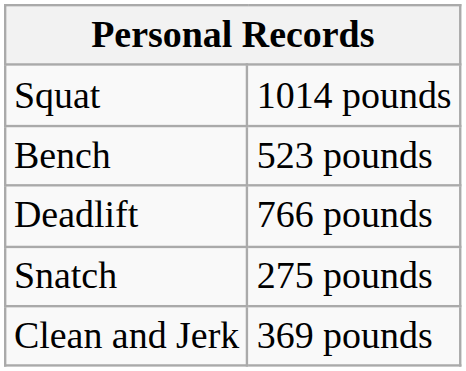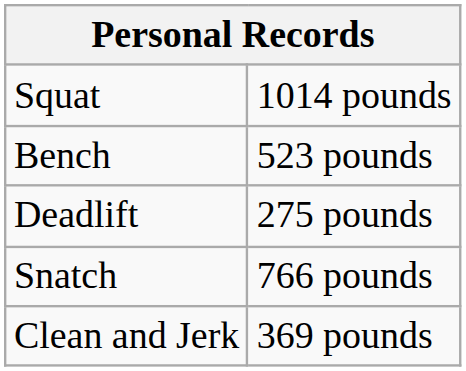(345, 214) 766 pounds -> (345, 214) 275 pounds
(345, 275) 275 pounds -> (345, 275) 766 pounds
